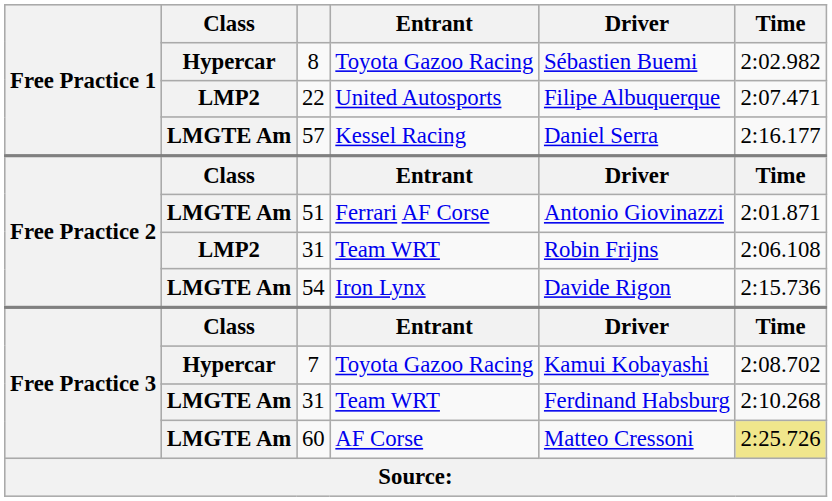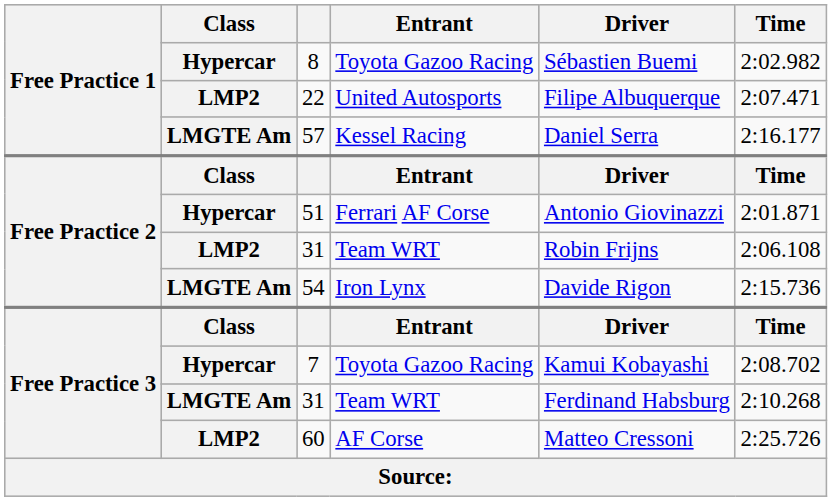(229, 212) LMGTE Am -> (229, 212) Hypercar
(229, 439) LMGTE Am -> (229, 439) LMP2
(781, 439) khaki background -> (781, 439) no background
